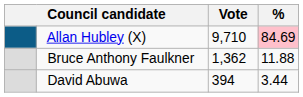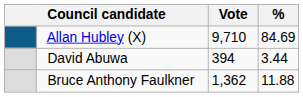(278, 37) pink background -> (278, 37) no background
rows swapped: (117, 59) <-> (84, 80)
